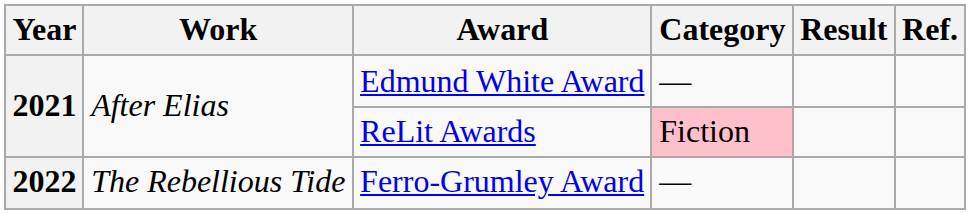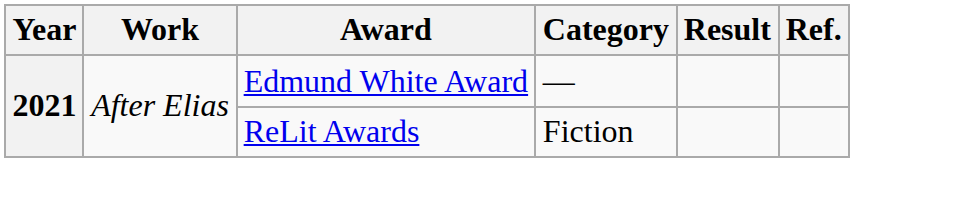(705, 131) pink background -> (588, 131) no background
- row: (502, 182)
